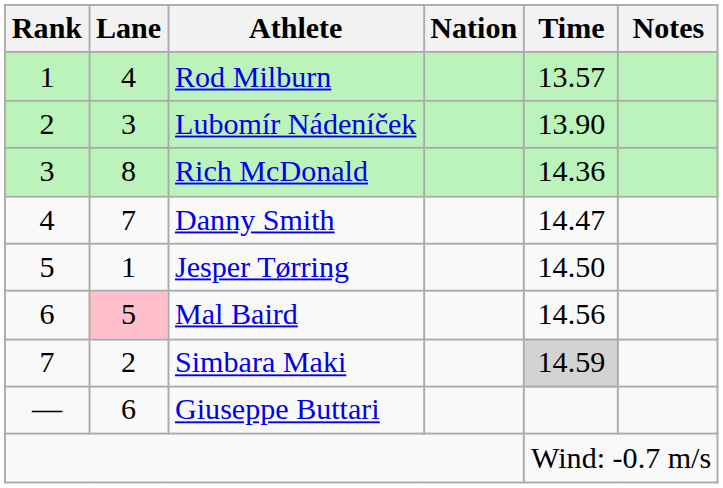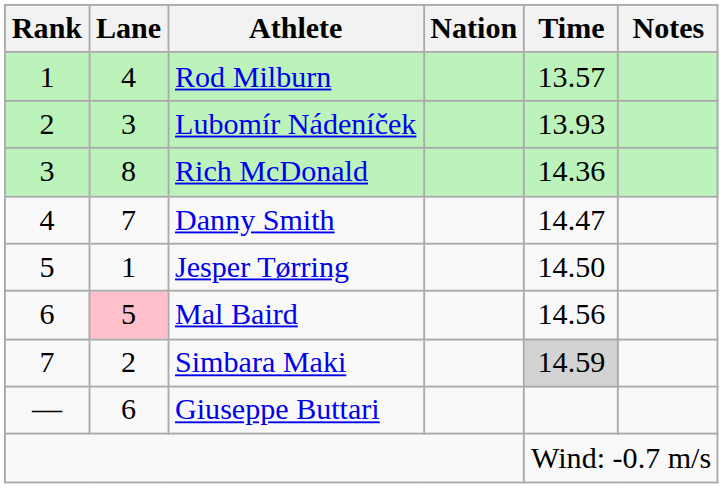(571, 123) 13.90 -> (571, 123) 13.93
